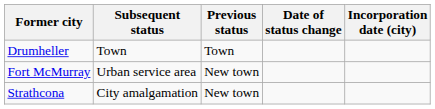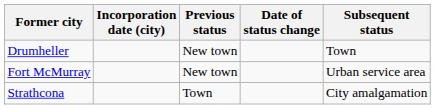columns swapped: (388, 22) <-> (147, 22)
(219, 51) Town -> (210, 51) New town
(232, 93) New town -> (197, 93) Town
